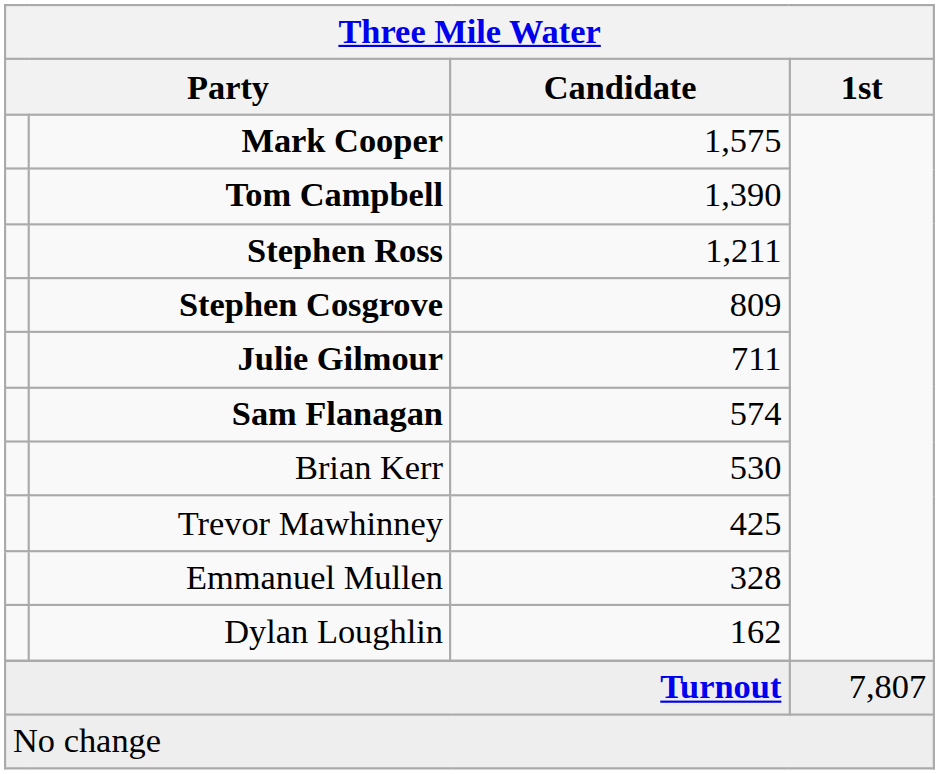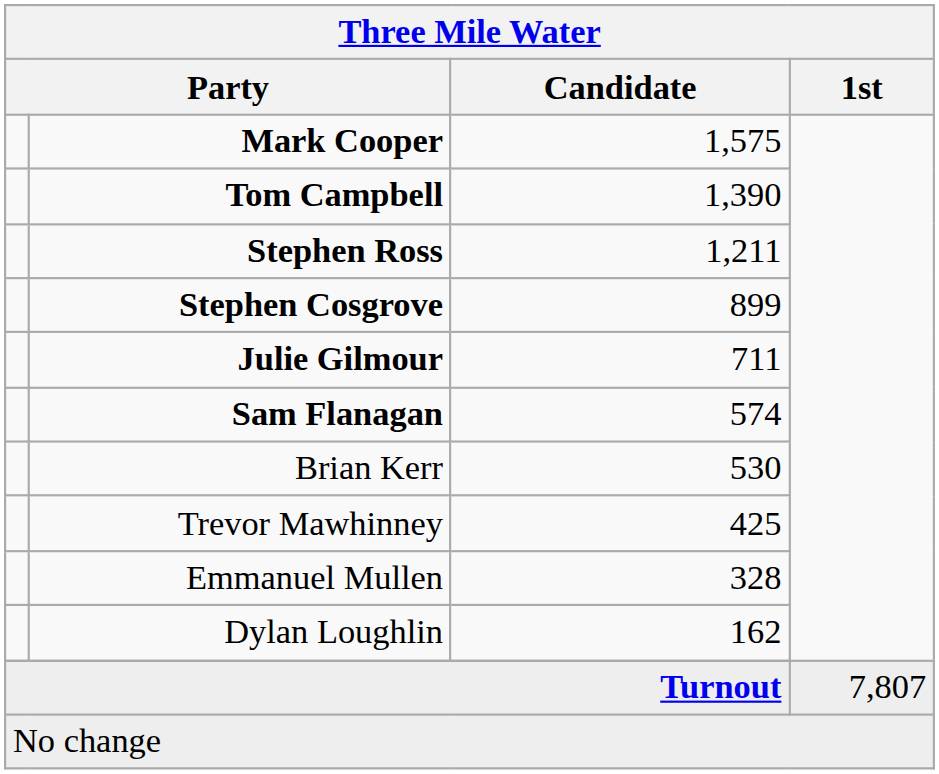(756, 304) 809 -> (756, 304) 899
